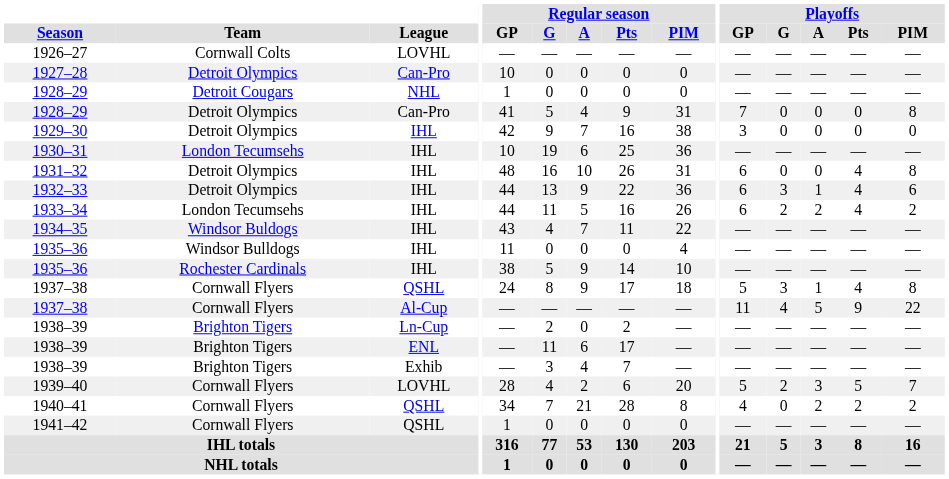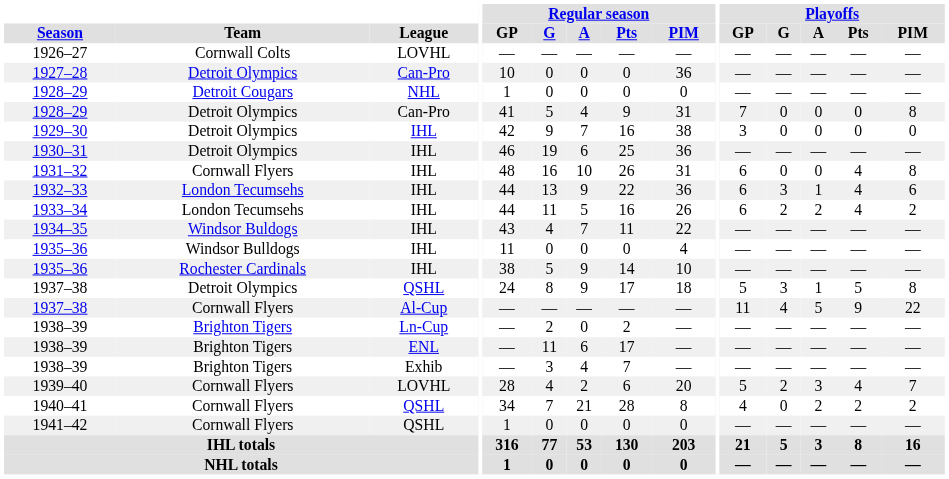(684, 72) 0 -> (684, 72) 36
(243, 151) London Tecumsehs -> (243, 151) Detroit Olympics
(507, 151) 10 -> (507, 151) 46
(243, 170) Detroit Olympics -> (243, 170) Cornwall Flyers
(243, 190) Detroit Olympics -> (243, 190) London Tecumsehs
(243, 288) Cornwall Flyers -> (243, 288) Detroit Olympics
(858, 288) 4 -> (858, 288) 5
(858, 386) 5 -> (858, 386) 4
